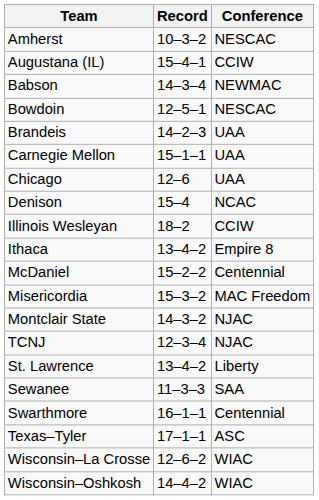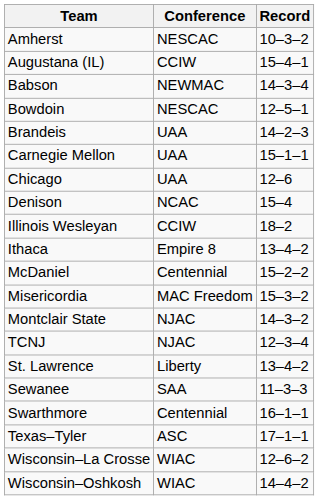columns swapped: (262, 16) <-> (182, 16)
